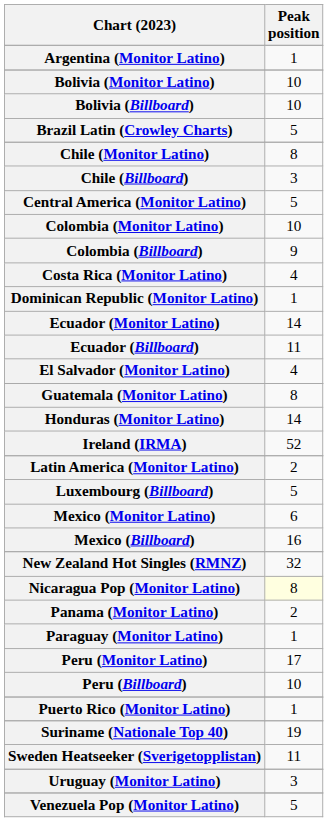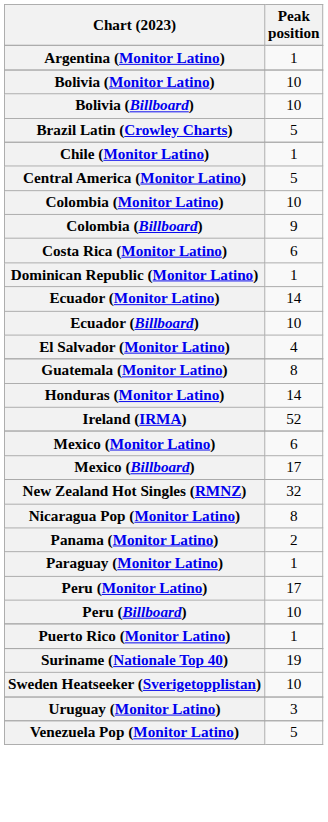(294, 154) 8 -> (294, 154) 1
- row: (134, 178)
(294, 274) 4 -> (294, 250) 6
(294, 347) 11 -> (294, 322) 10
- row: (134, 467)
- row: (134, 491)
(294, 539) 16 -> (294, 467) 17
(294, 588) lightyellow background -> (294, 515) no background
(294, 756) 11 -> (294, 684) 10
